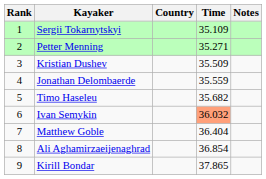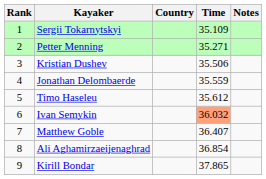(214, 64) 35.509 -> (214, 64) 35.506
(214, 98) 35.682 -> (214, 98) 35.612
(214, 132) 36.404 -> (214, 132) 36.407
